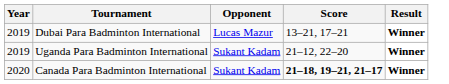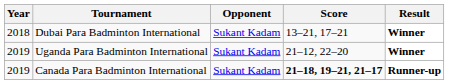(18, 33) 2019 -> (18, 33) 2018
(243, 33) Lucas Mazur -> (247, 33) Sukant Kadam
(18, 70) 2020 -> (18, 70) 2019
(406, 70) Winner -> (414, 70) Runner-up
